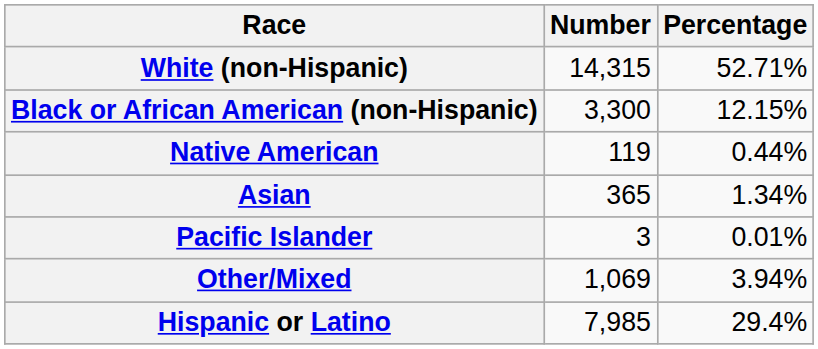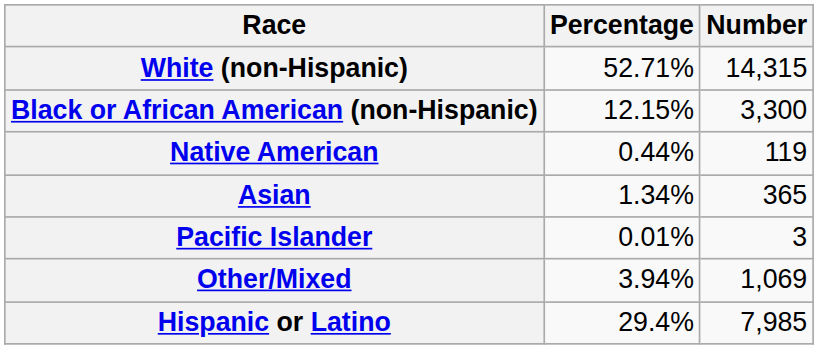columns swapped: (600, 25) <-> (735, 25)
